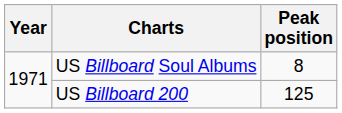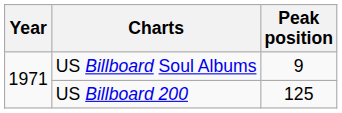(299, 66) 8 -> (299, 66) 9
